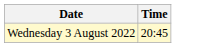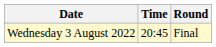+ column: (191, 14)
